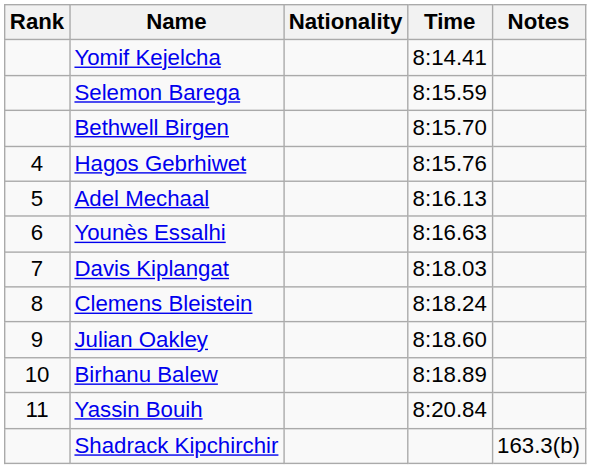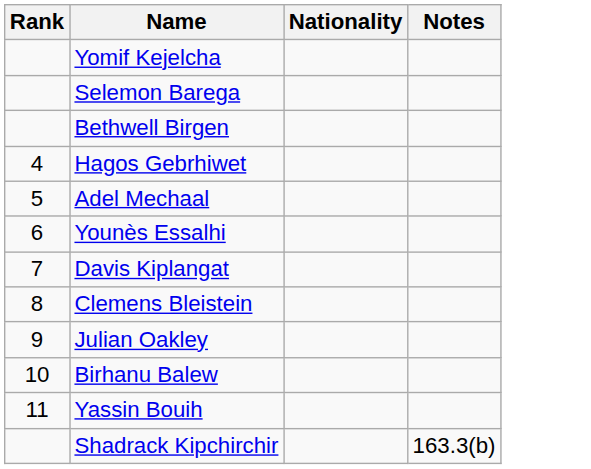- column: (450, 22)
